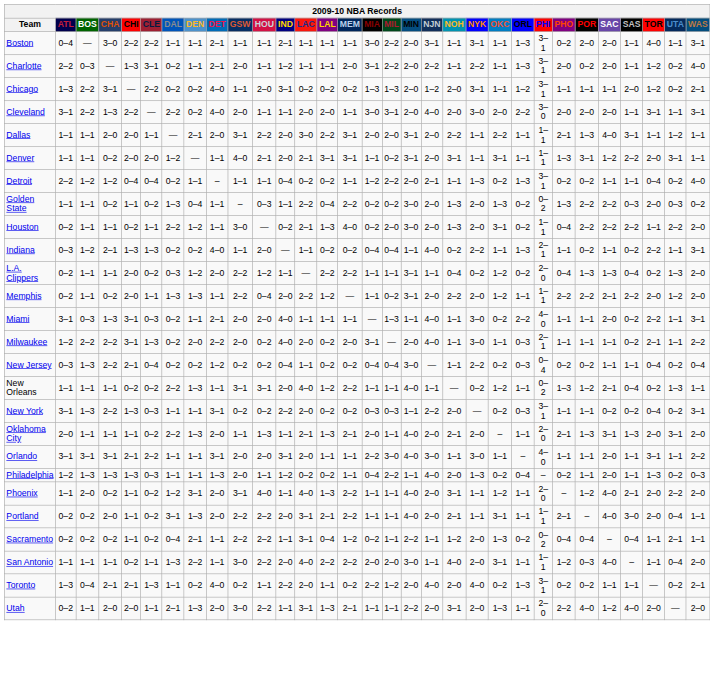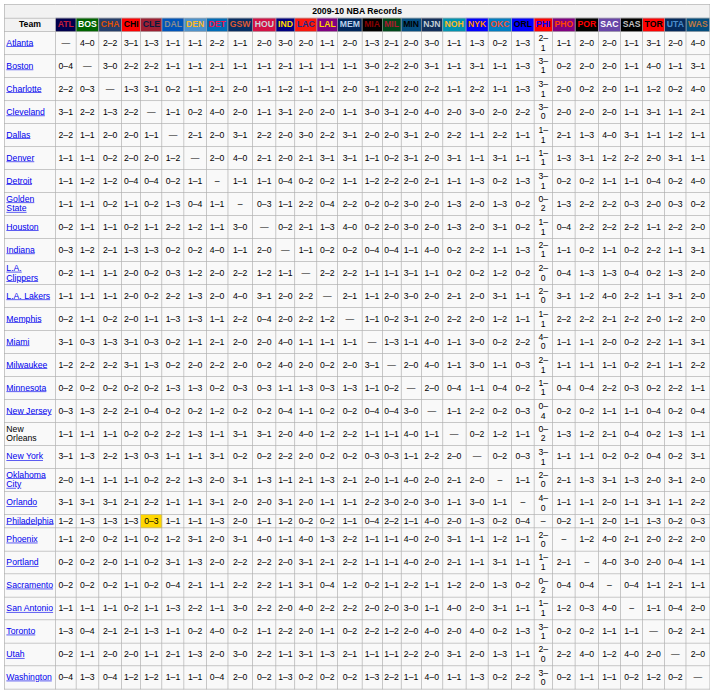+ row: (20, 43)
- row: (22, 89)
(173, 112) 2–2 -> (173, 112) 1–1
(285, 112) 1–1 -> (285, 112) 3–1
(698, 112) 3–1 -> (698, 112) 2–1
(66, 135) 1–1 -> (66, 135) 2–2
(217, 158) 1–1 -> (217, 158) 2–0
(66, 181) 2–2 -> (66, 181) 1–1
(454, 273) 0–4 -> (454, 273) 0–2
+ row: (28, 296)
+ row: (26, 388)
(240, 434) 1–1 -> (240, 480) 3–1
(411, 457) 4–0 -> (411, 503) 2–0
(151, 475) no background -> (151, 521) gold background
+ row: (29, 677)
